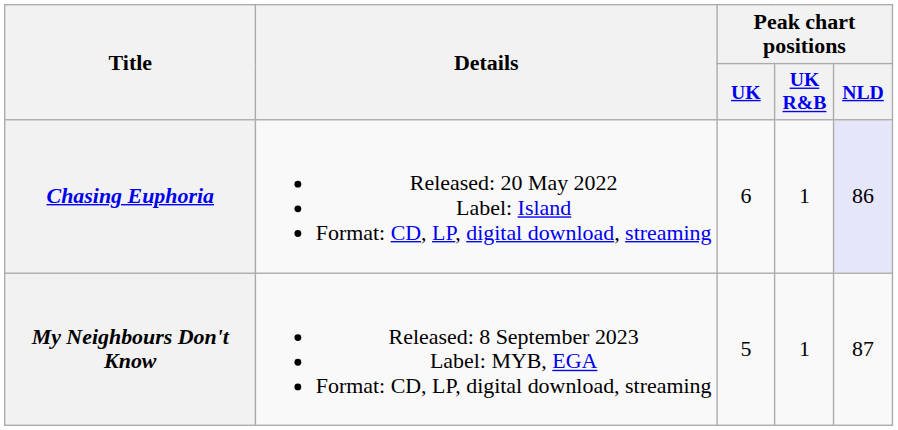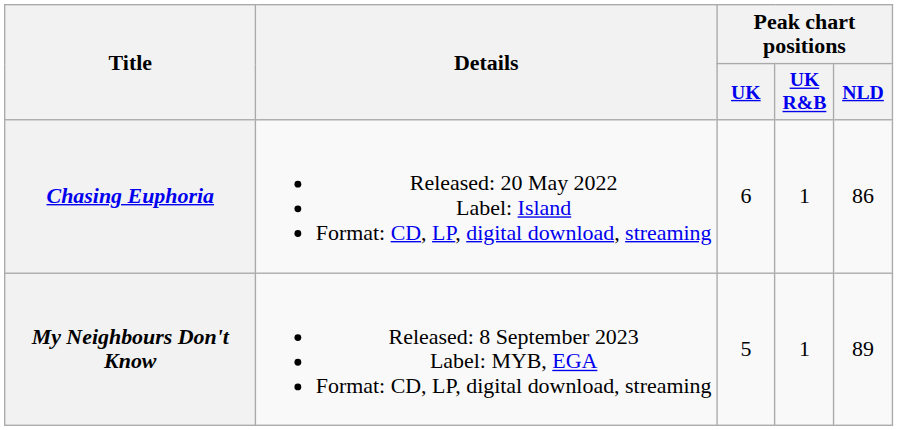(863, 196) lavender background -> (863, 196) no background
(863, 348) 87 -> (863, 348) 89
